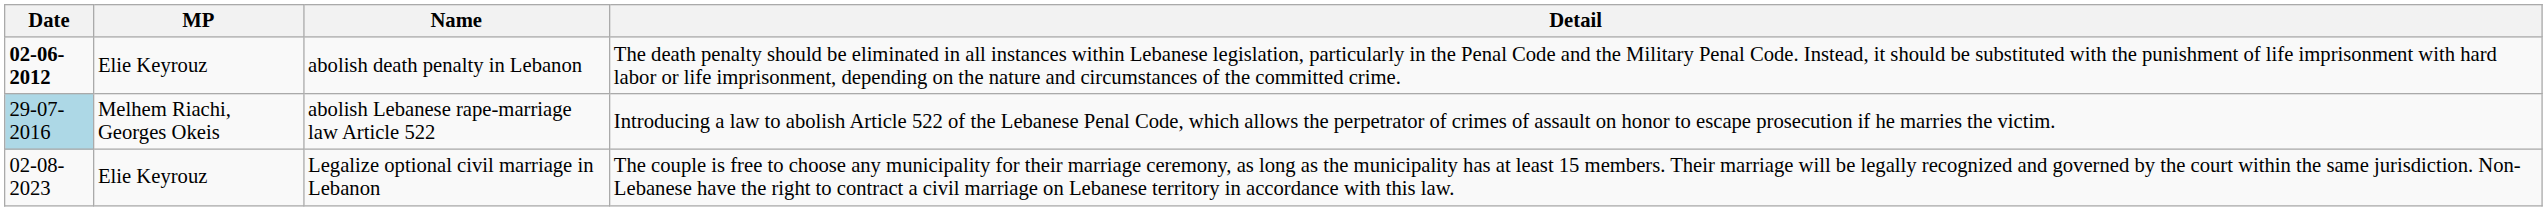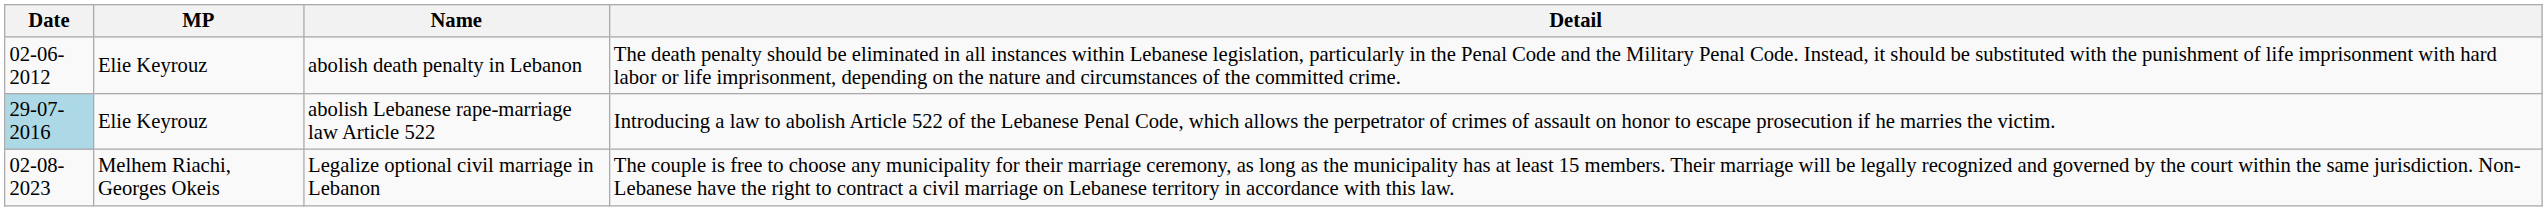(37, 65) bold -> (37, 65) normal
(164, 121) Melhem Riachi, Georges Okeis -> (153, 121) Elie Keyrouz
(153, 177) Elie Keyrouz -> (164, 177) Melhem Riachi, Georges Okeis
